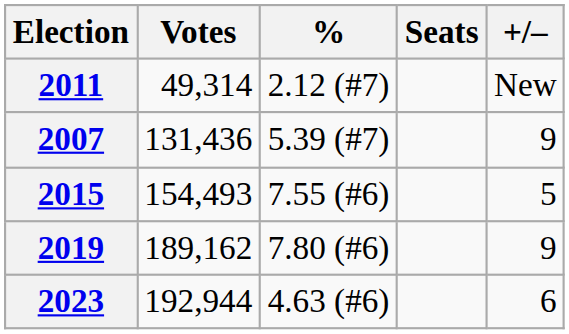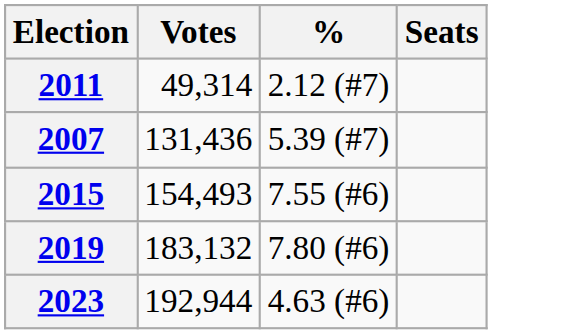- column: (525, 30)
(198, 246) 189,162 -> (198, 246) 183,132
